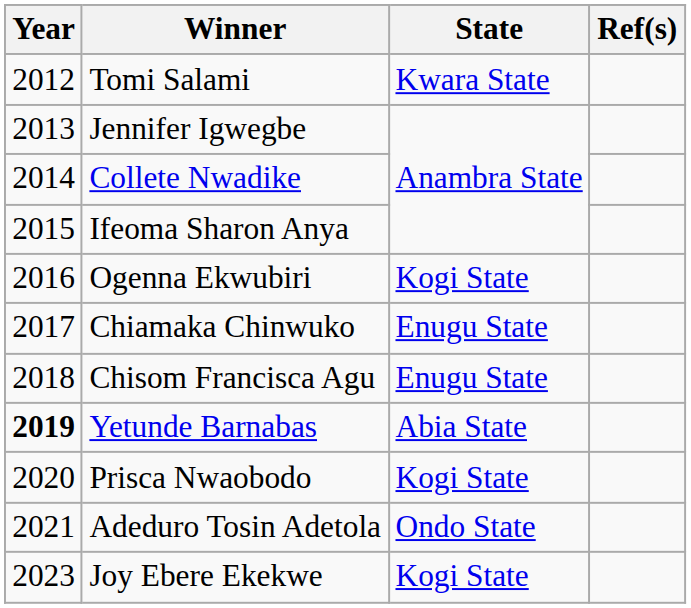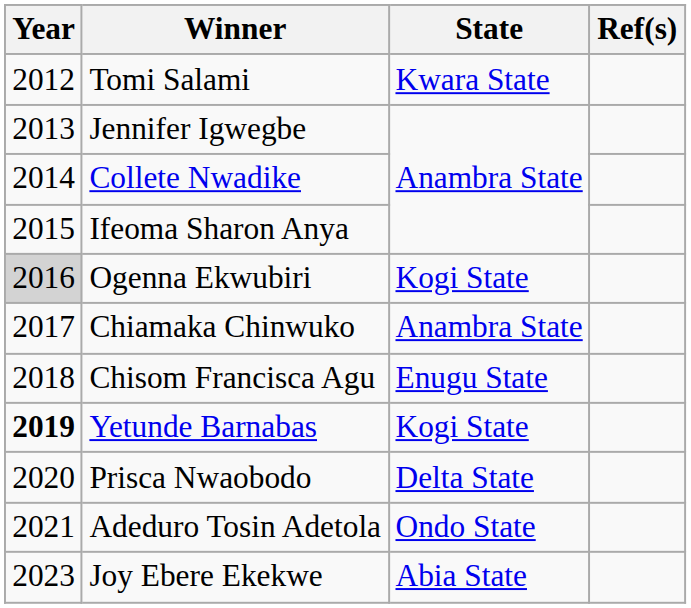(44, 278) no background -> (44, 278) lightgrey background
(472, 327) Enugu State -> (489, 327) Anambra State
(461, 427) Abia State -> (462, 427) Kogi State
(462, 476) Kogi State -> (465, 476) Delta State
(462, 576) Kogi State -> (461, 576) Abia State
